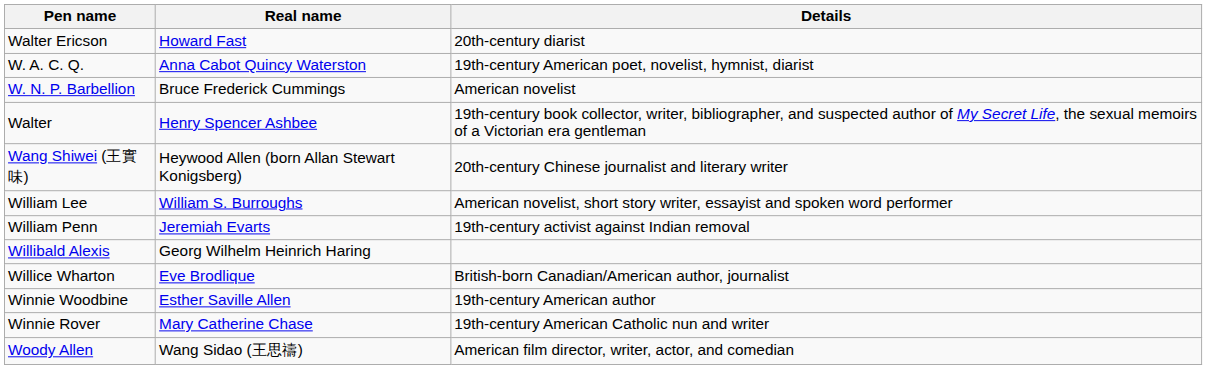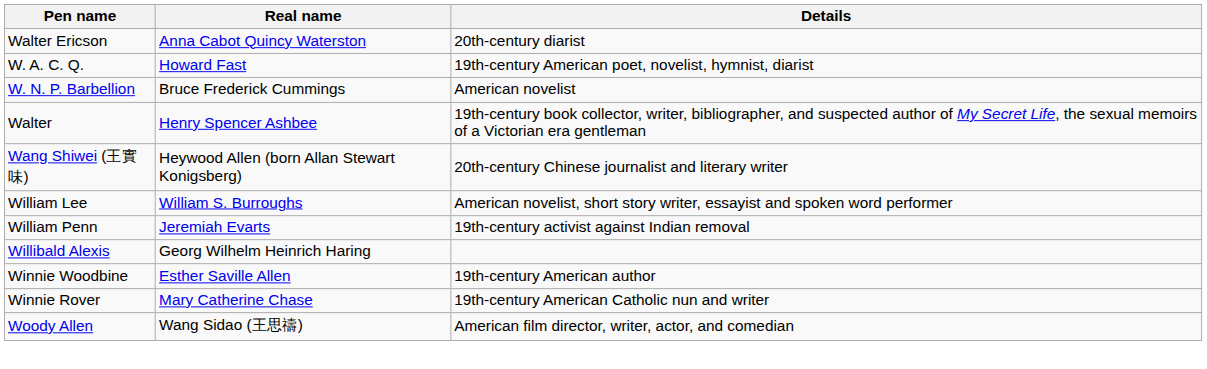(203, 41) Howard Fast -> (263, 41) Anna Cabot Quincy Waterston
(263, 65) Anna Cabot Quincy Waterston -> (203, 65) Howard Fast
- row: (61, 276)
